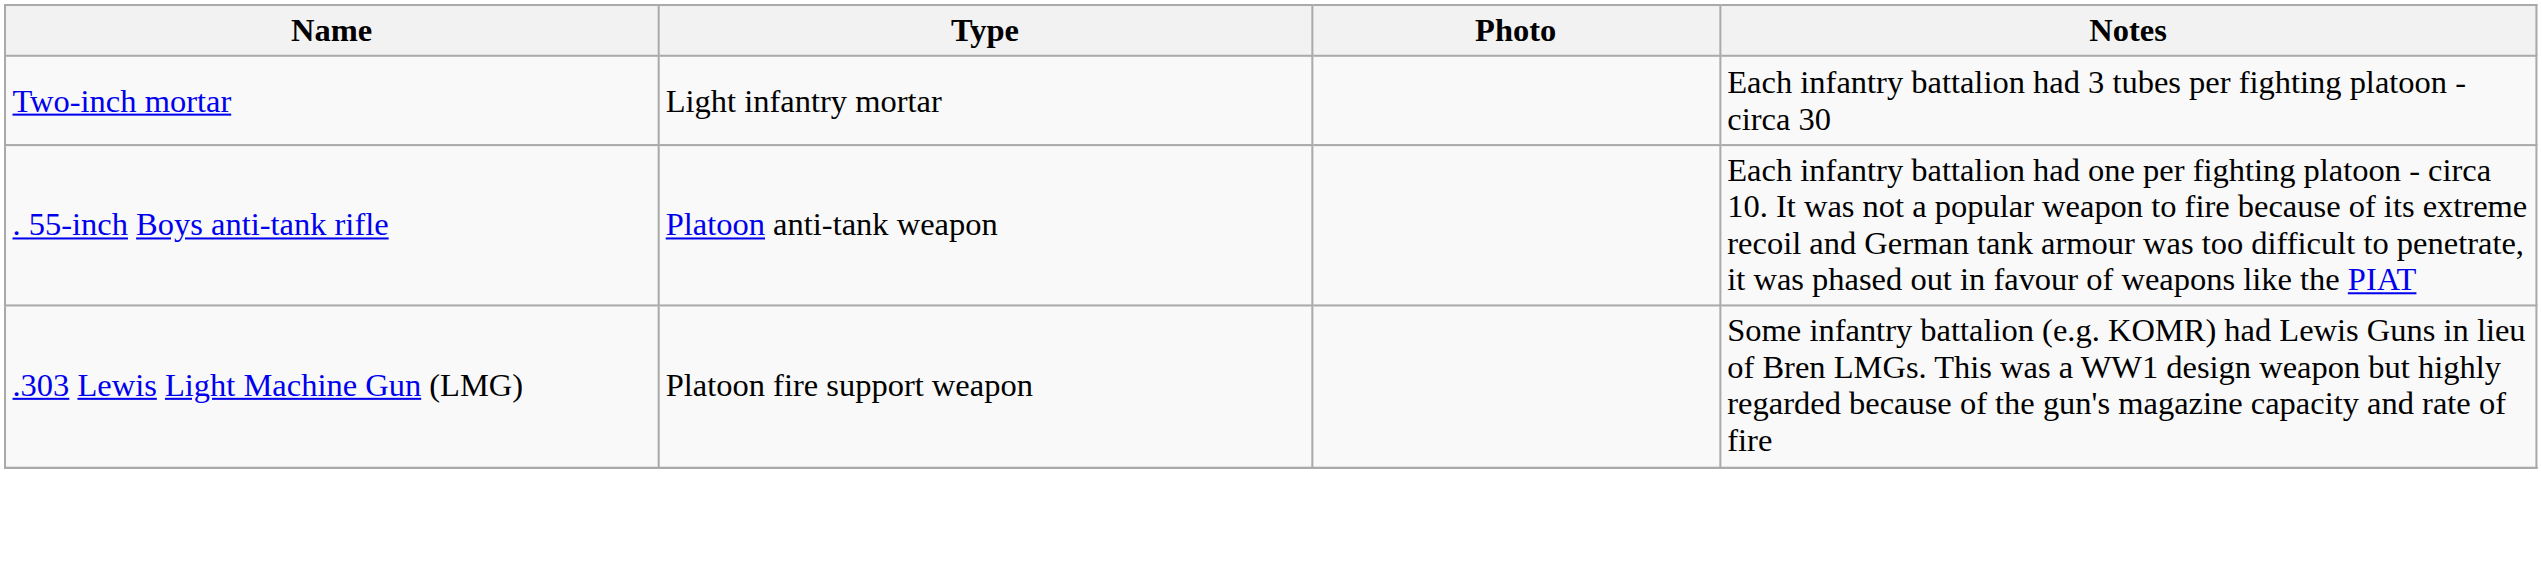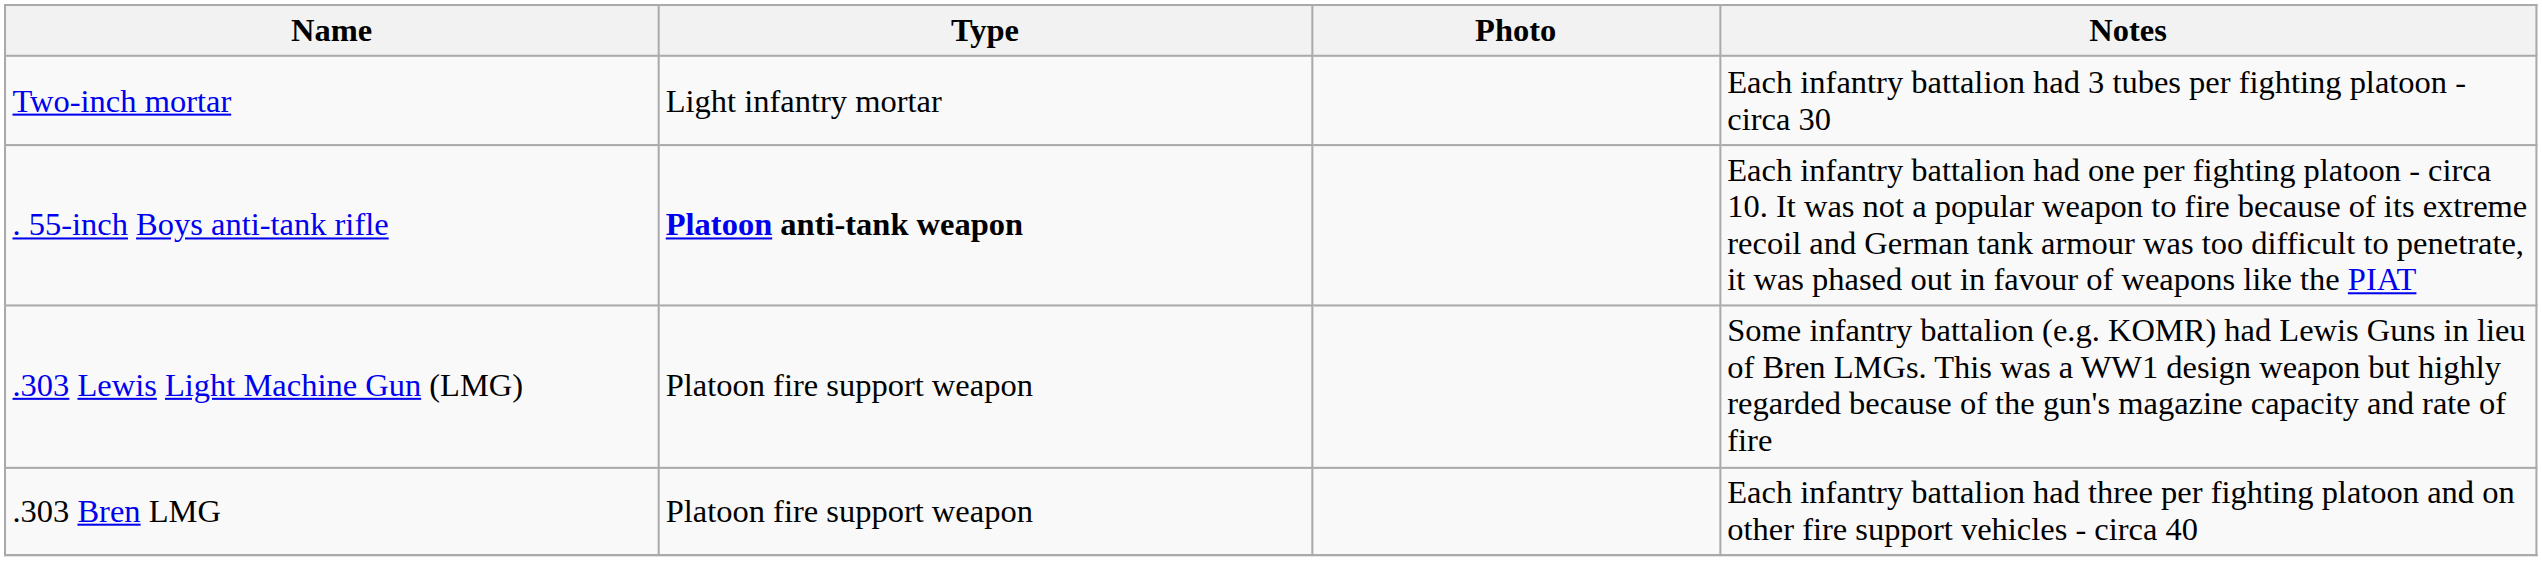(832, 224) normal -> (844, 224) bold
+ row: (117, 510)
